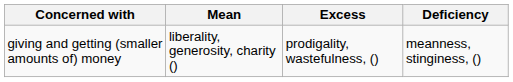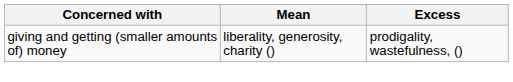- column: (456, 15)
